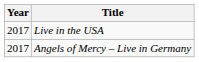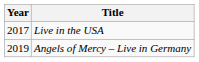(18, 48) 2017 -> (18, 48) 2019
